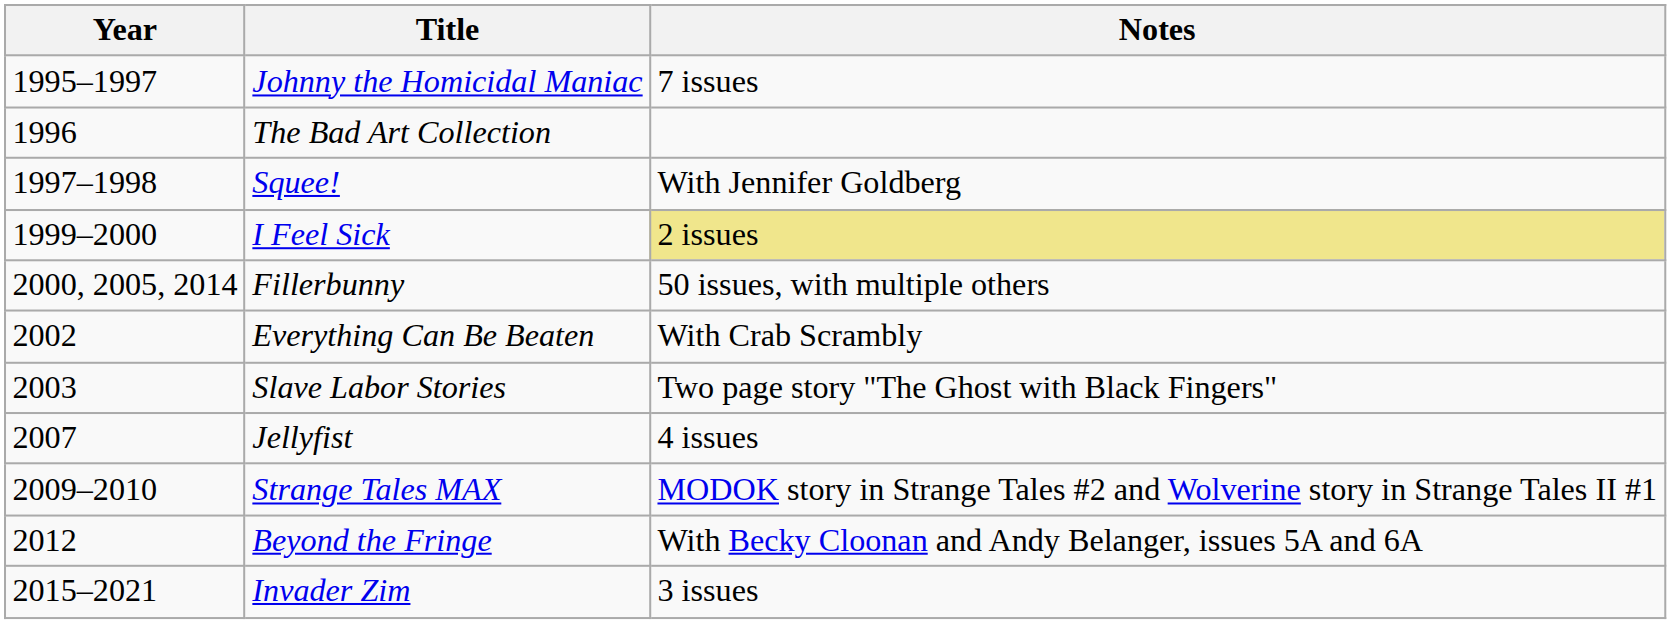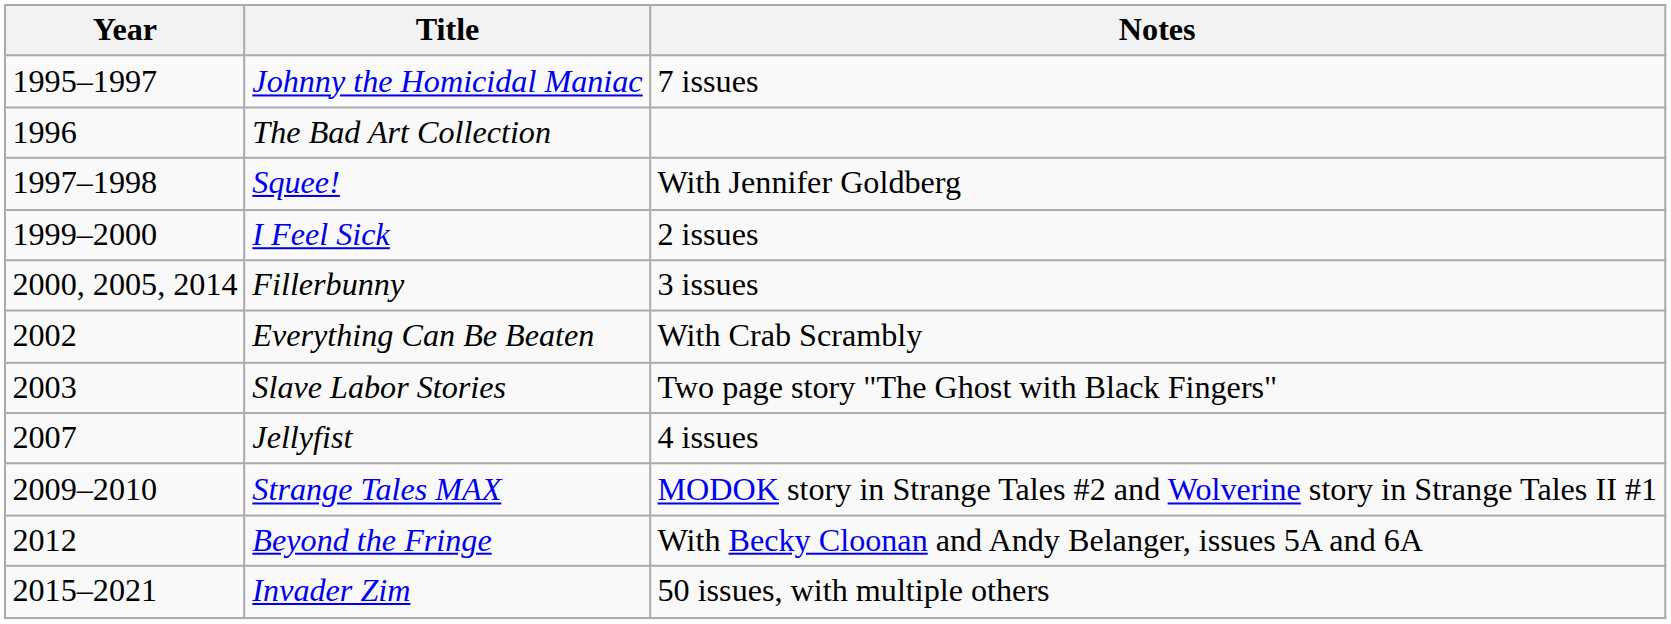(708, 234) khaki background -> (708, 234) no background
(854, 285) 50 issues, with multiple others -> (708, 285) 3 issues
(708, 591) 3 issues -> (854, 591) 50 issues, with multiple others
